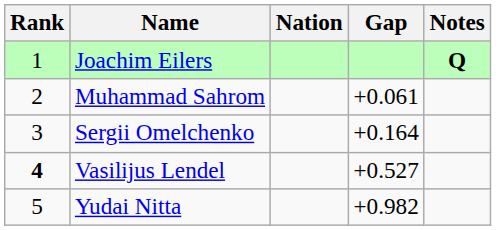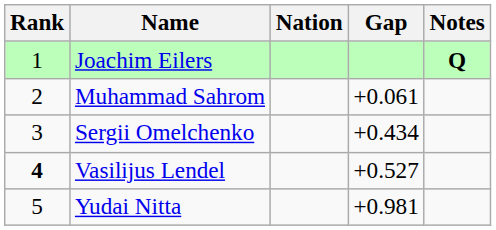(386, 133) +0.164 -> (386, 133) +0.434
(386, 206) +0.982 -> (386, 206) +0.981
